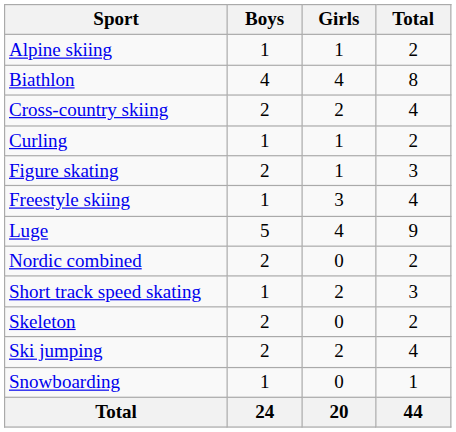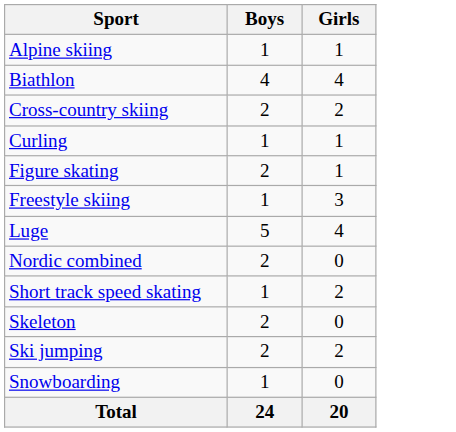- column: (413, 19)
